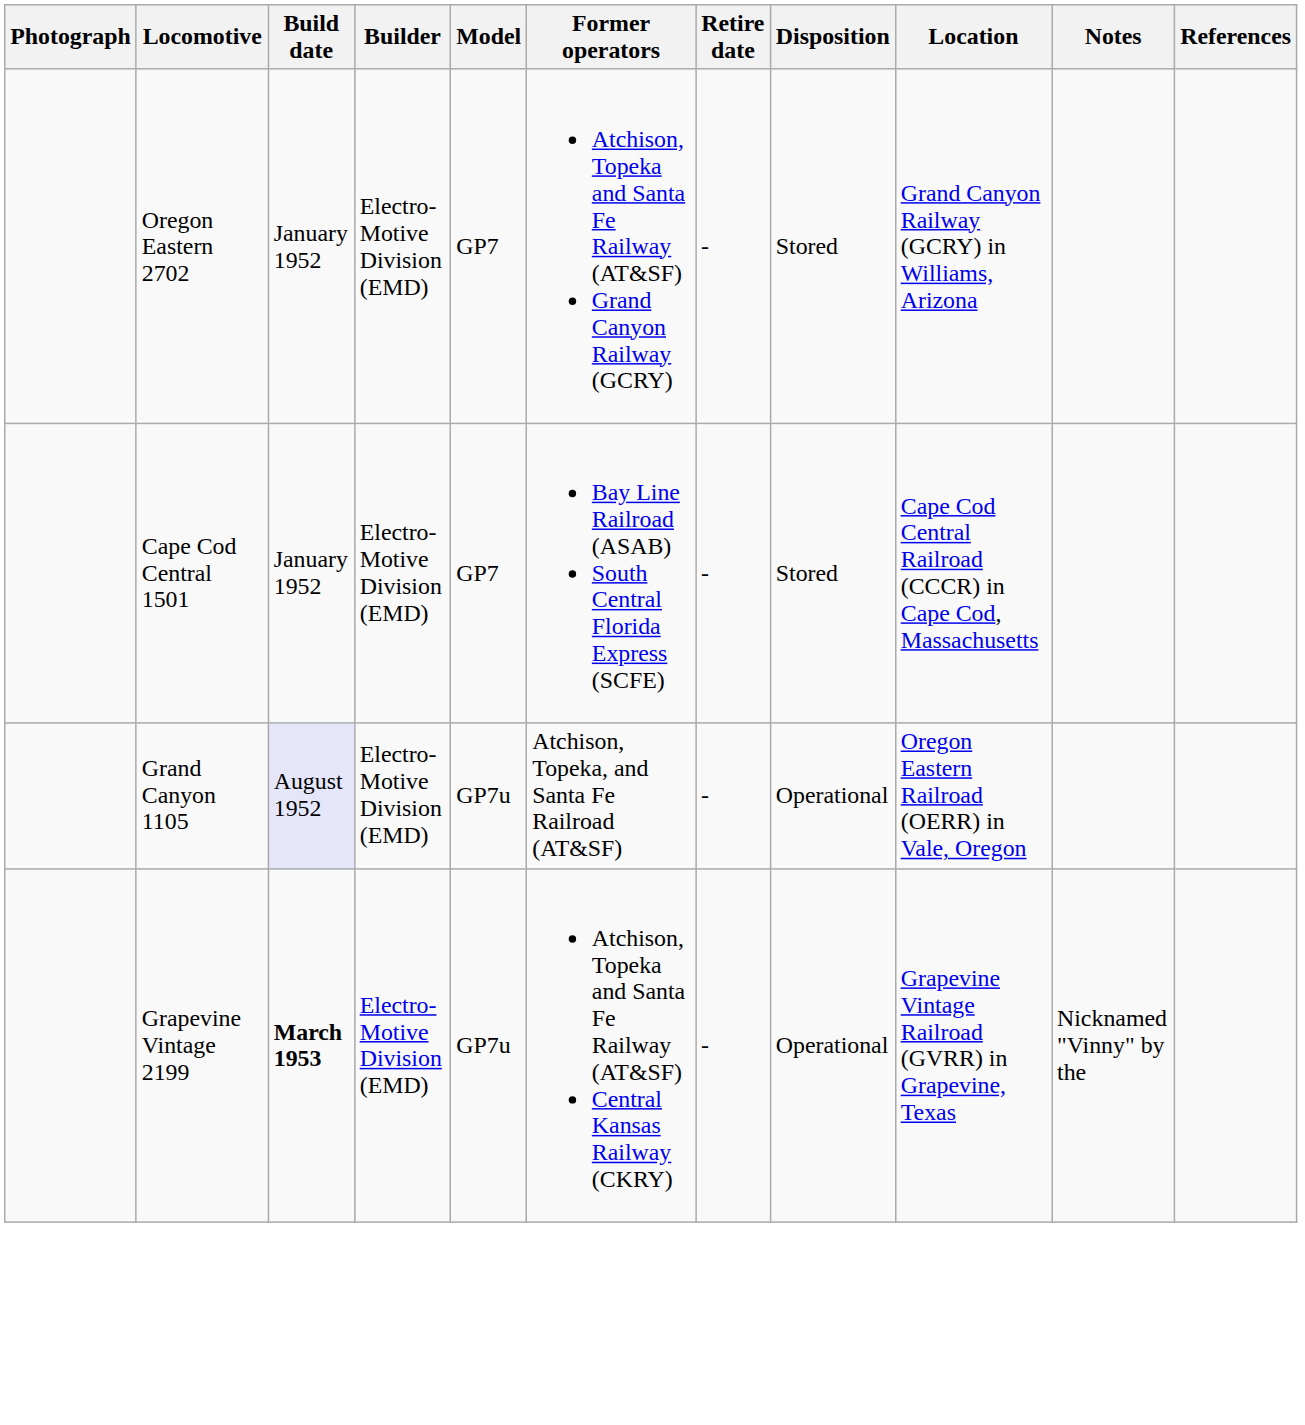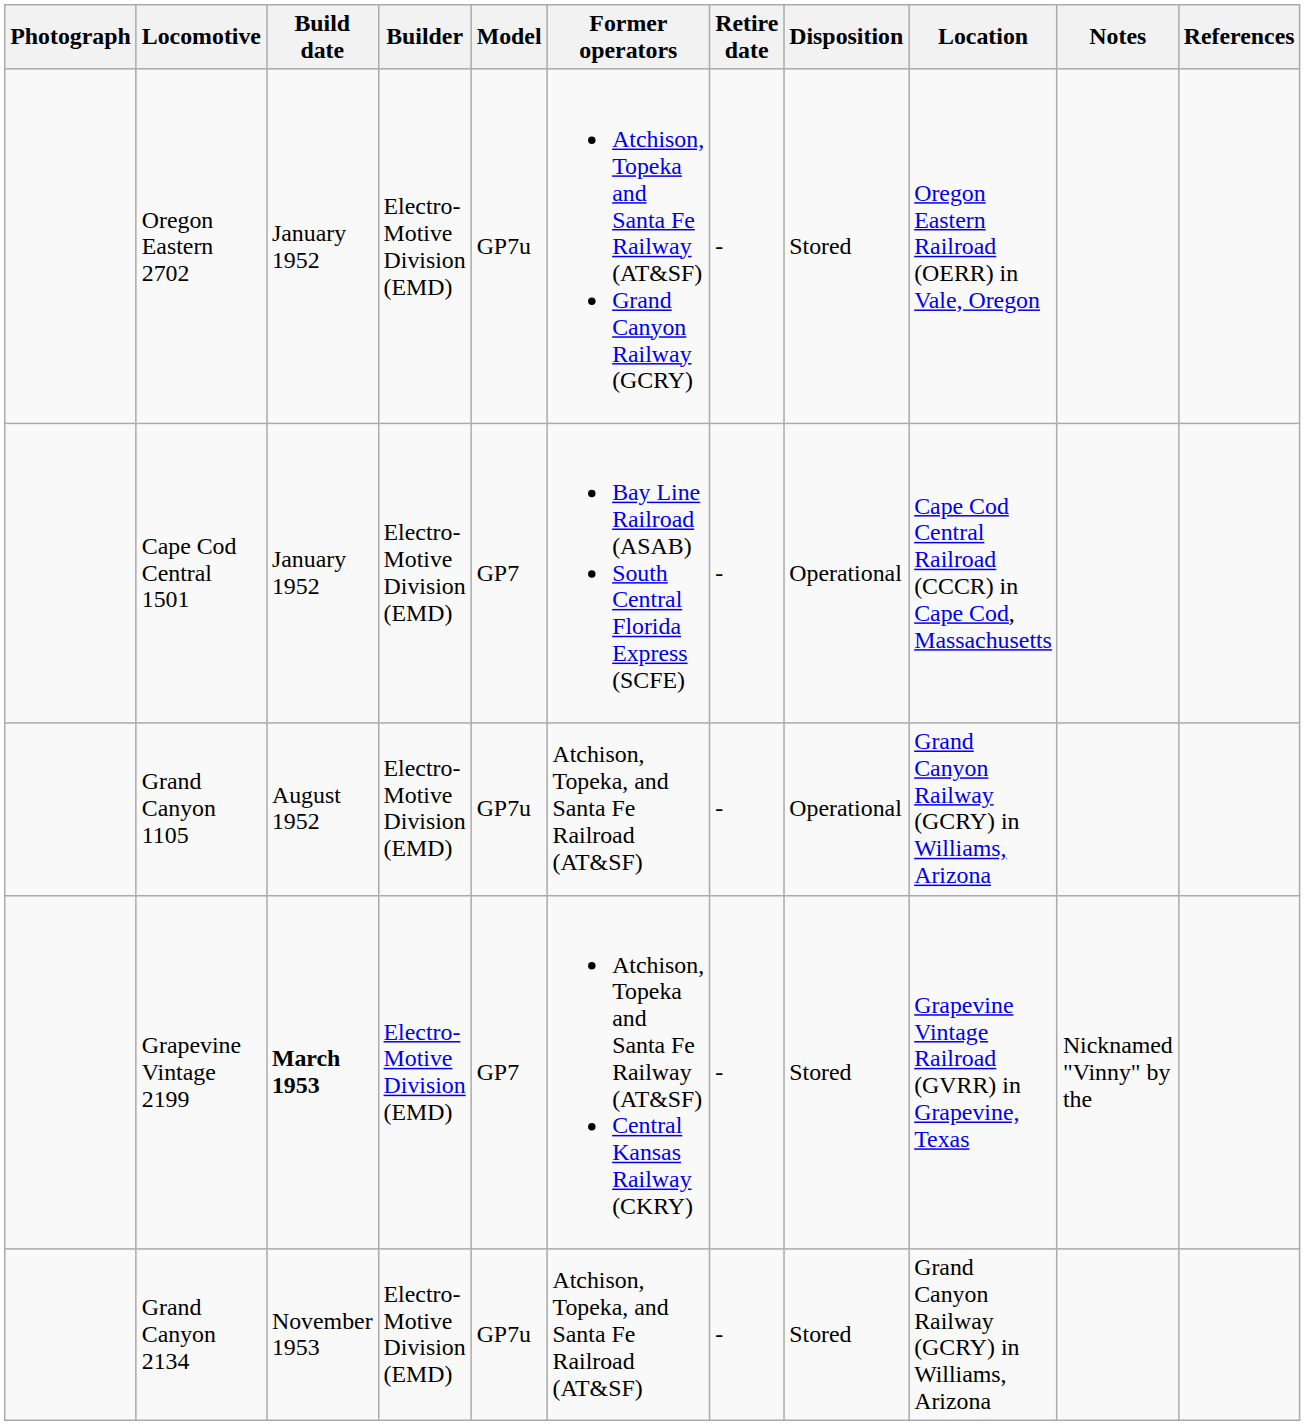(478, 245) GP7 -> (504, 245) GP7u
(971, 245) Grand Canyon Railway (GCRY) in Williams, Arizona -> (977, 245) Oregon Eastern Railroad (OERR) in Vale, Oregon
(807, 572) Stored -> (846, 572) Operational
(308, 795) lavender background -> (306, 808) no background
(964, 795) Oregon Eastern Railroad (OERR) in Vale, Oregon -> (967, 808) Grand Canyon Railway (GCRY) in Williams, Arizona
(484, 1044) GP7u -> (498, 1071) GP7
(832, 1044) Operational -> (820, 1071) Stored
+ row: (179, 1334)
